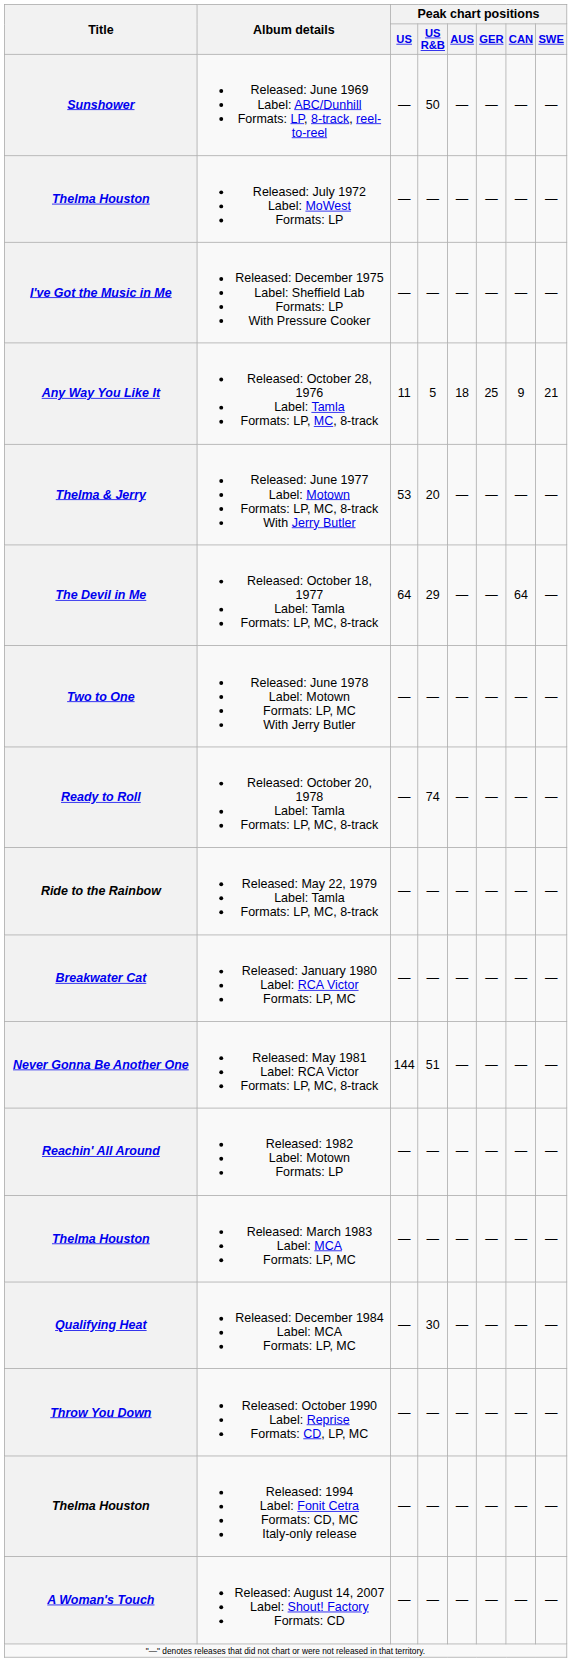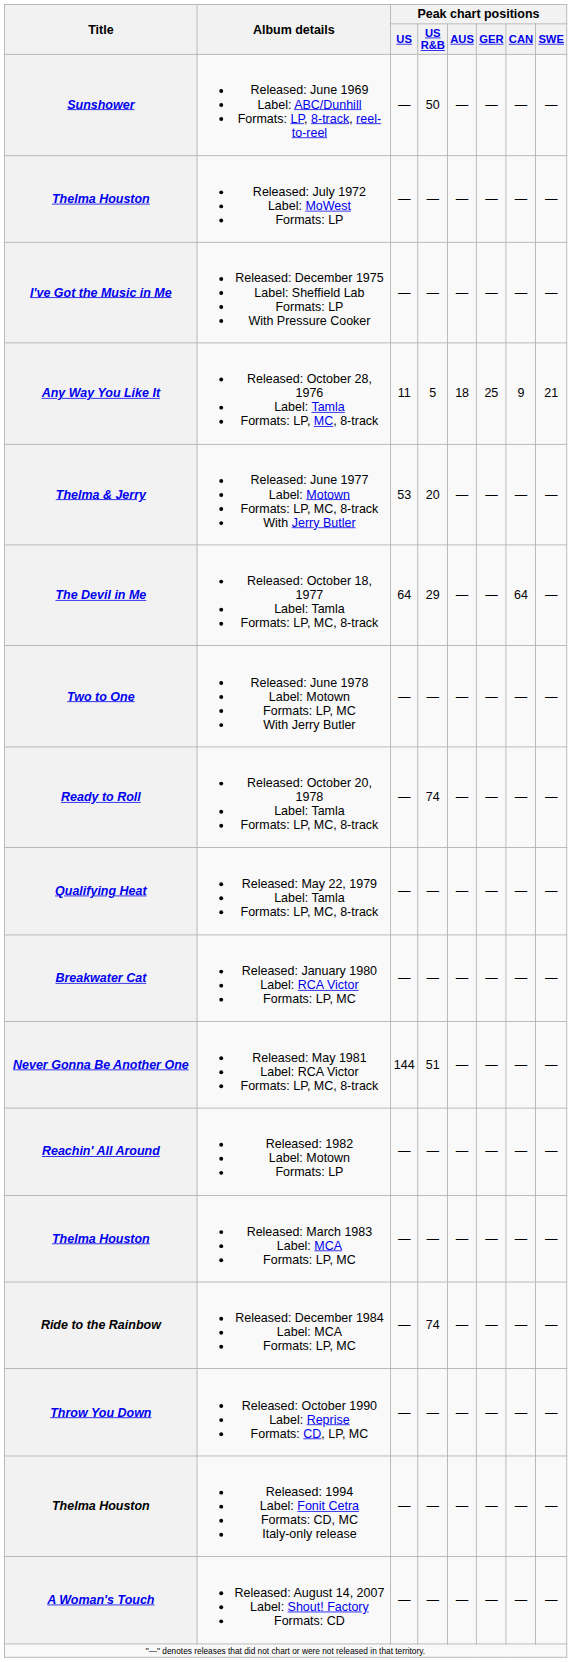(101, 891) Ride to the Rainbow -> (101, 891) Qualifying Heat
(101, 1325) Qualifying Heat -> (101, 1325) Ride to the Rainbow
(433, 1325) 30 -> (433, 1325) 74
